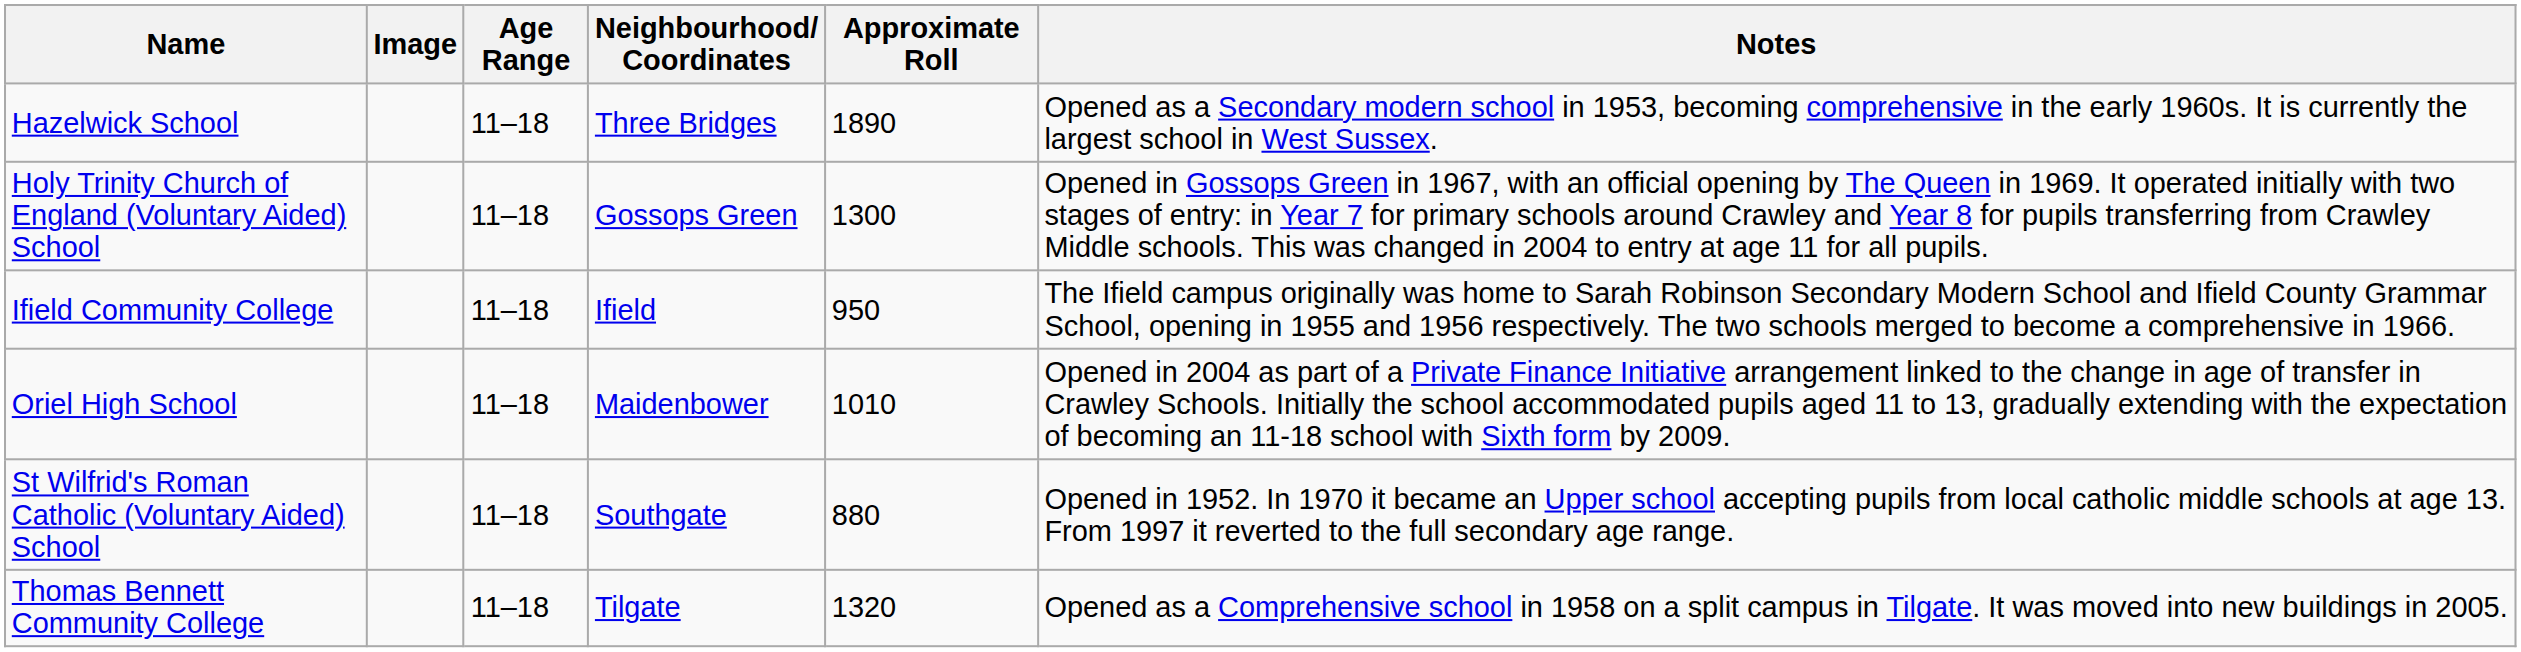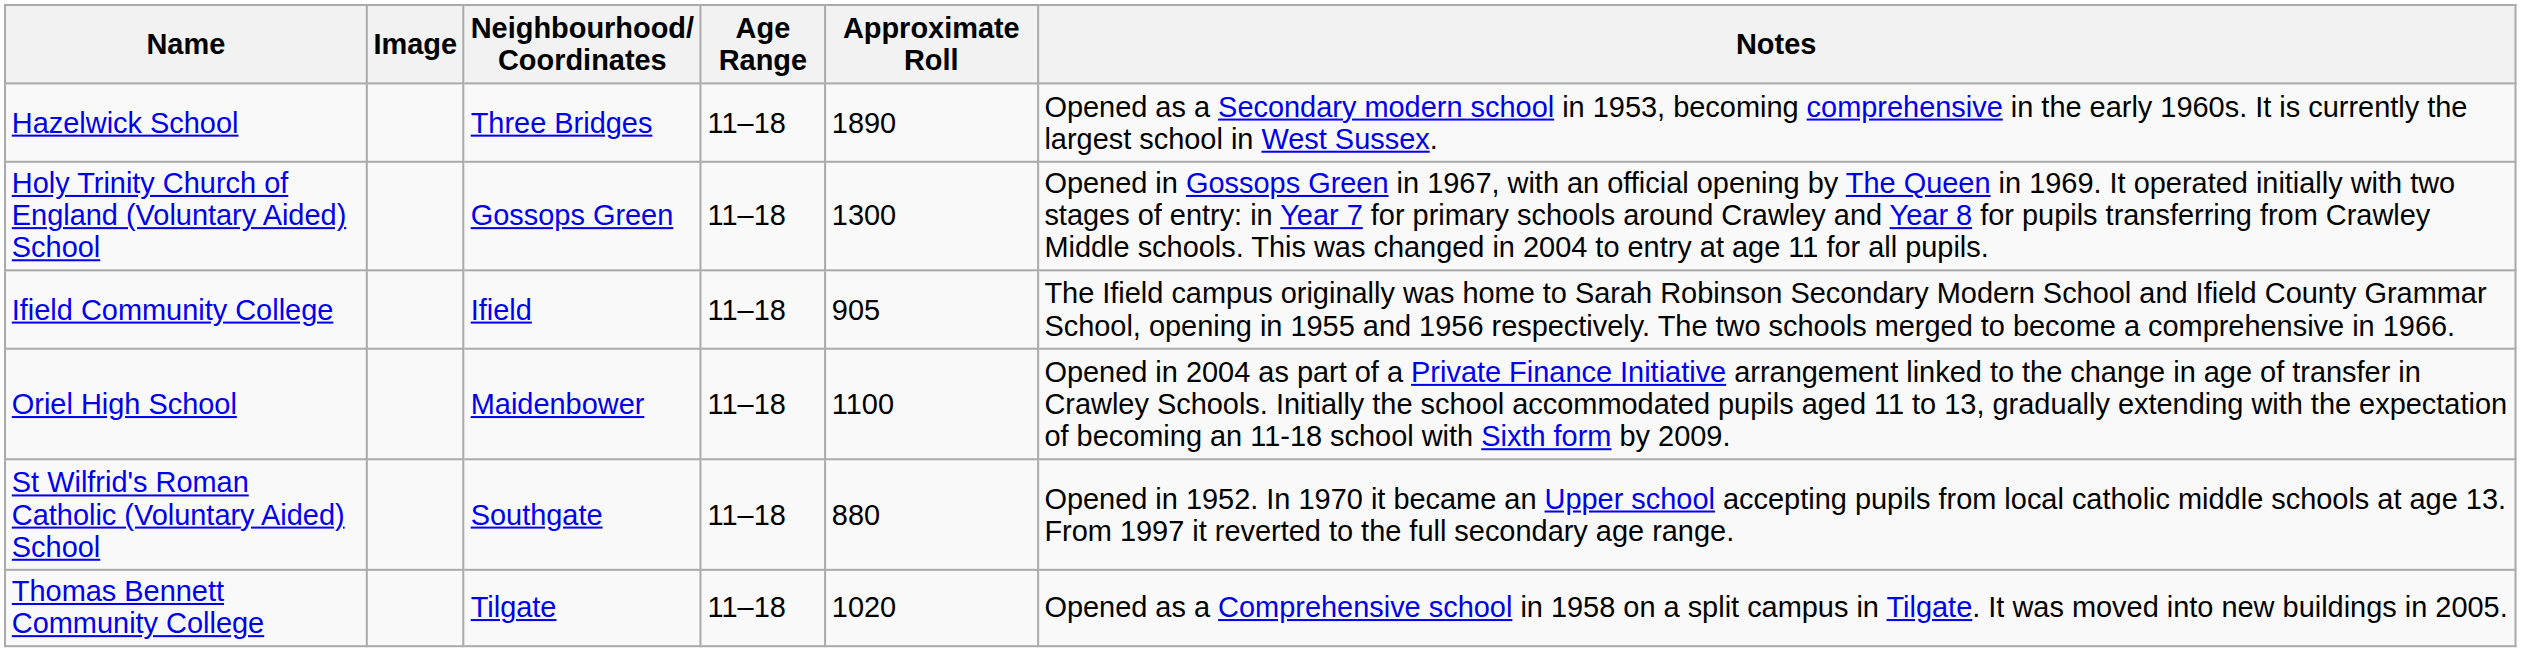columns swapped: (707, 44) <-> (526, 44)
(856, 310) 950 -> (856, 310) 905
(864, 404) 1010 -> (863, 404) 1100
(864, 608) 1320 -> (864, 608) 1020
